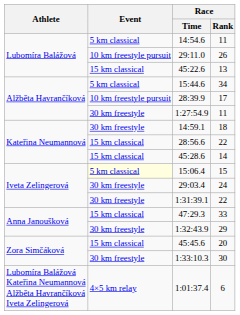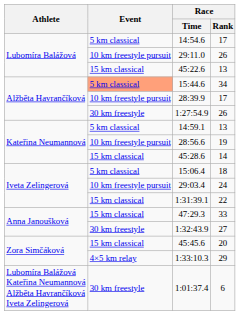(223, 41) 11 -> (223, 41) 17
(115, 84) no background -> (115, 84) lightsalmon background
(223, 113) 11 -> (223, 113) 26
(117, 128) 30 km freestyle -> (115, 128) 5 km classical
(223, 128) 18 -> (223, 128) 13
(117, 142) 15 km classical -> (130, 142) 10 km freestyle pursuit
(223, 142) 22 -> (223, 142) 19
(115, 171) lightyellow background -> (115, 171) no background
(223, 171) 15 -> (223, 171) 18
(117, 185) 30 km freestyle -> (130, 185) 10 km freestyle pursuit
(117, 200) 30 km freestyle -> (117, 200) 15 km classical
(223, 229) 29 -> (223, 229) 27
(117, 258) 30 km freestyle -> (113, 258) 4×5 km relay
(223, 258) 30 -> (223, 258) 29
(113, 288) 4×5 km relay -> (117, 288) 30 km freestyle
